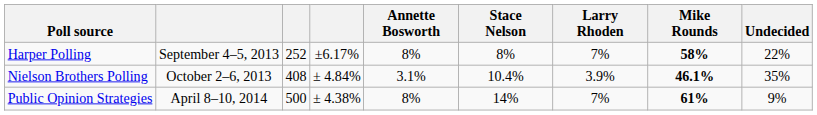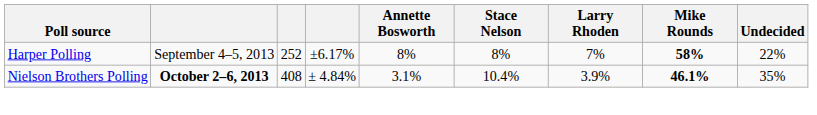(219, 76) normal -> (214, 76) bold
- row: (80, 98)
